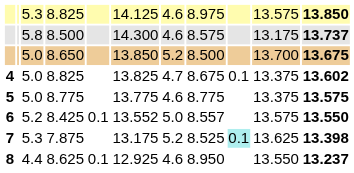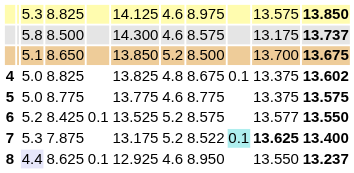(32, 55) 5.0 -> (32, 55) 5.1
(173, 76) 4.7 -> (173, 76) 4.8
(135, 117) 13.552 -> (135, 117) 13.525
(173, 117) 5.0 -> (173, 117) 5.2
(206, 117) 8.557 -> (206, 117) 8.575
(276, 117) 13.575 -> (276, 117) 13.577
(206, 138) 8.525 -> (206, 138) 8.522
(276, 138) normal -> (276, 138) bold
(326, 138) 13.398 -> (326, 138) 13.400
(32, 159) no background -> (32, 159) lavender background
